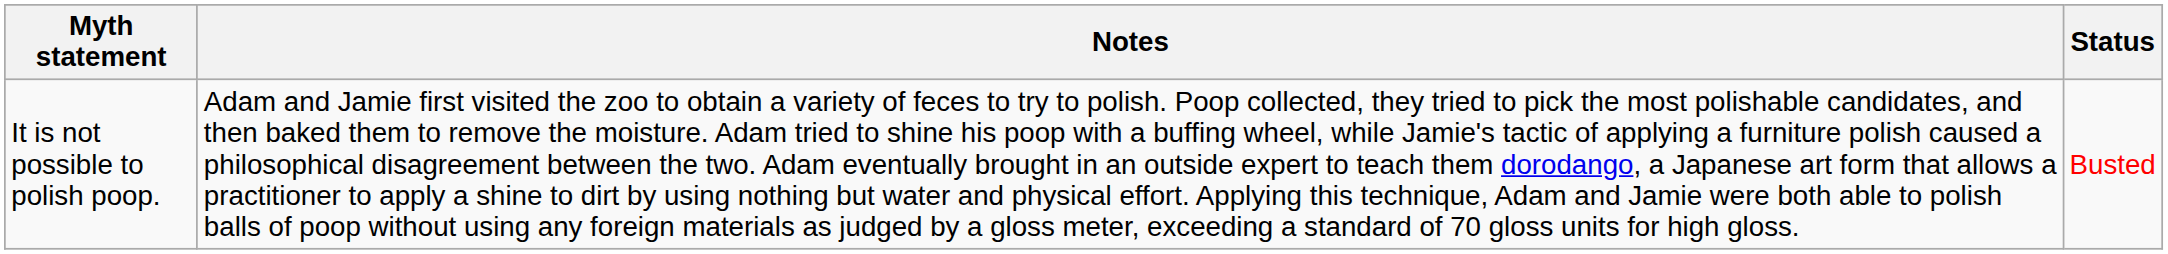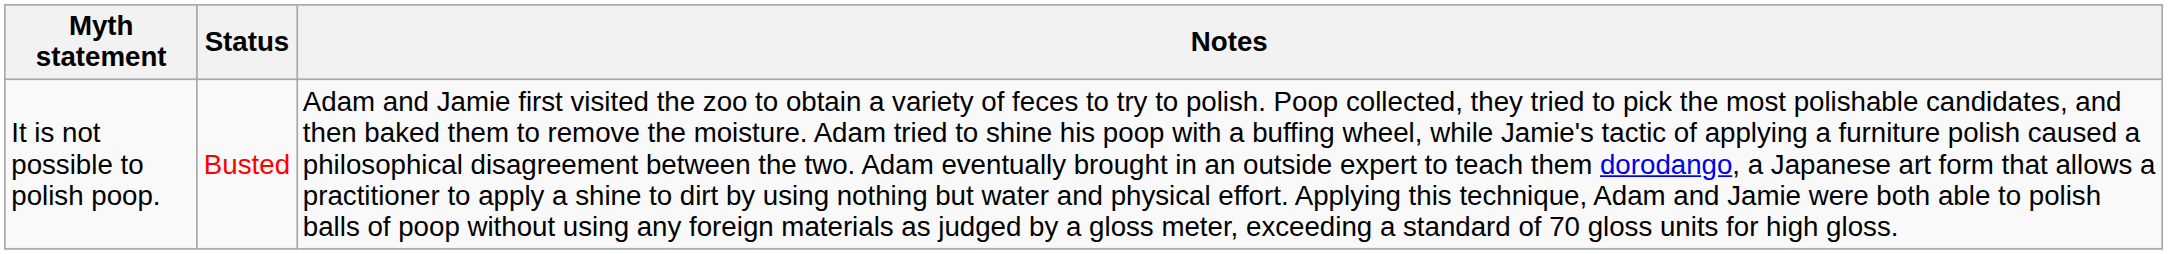columns swapped: (2113, 42) <-> (1130, 42)
